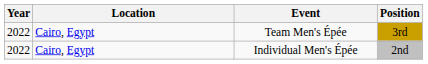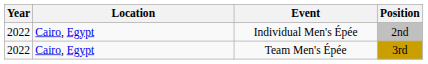rows swapped: (306, 50) <-> (306, 31)
